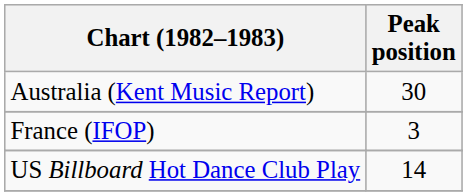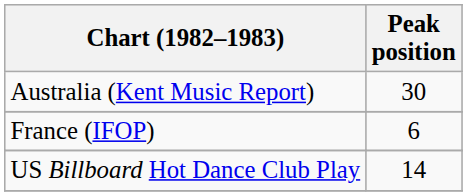(414, 130) 3 -> (414, 130) 6
